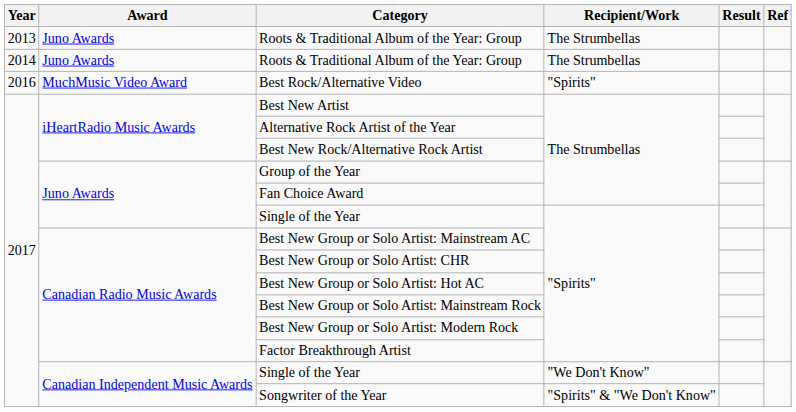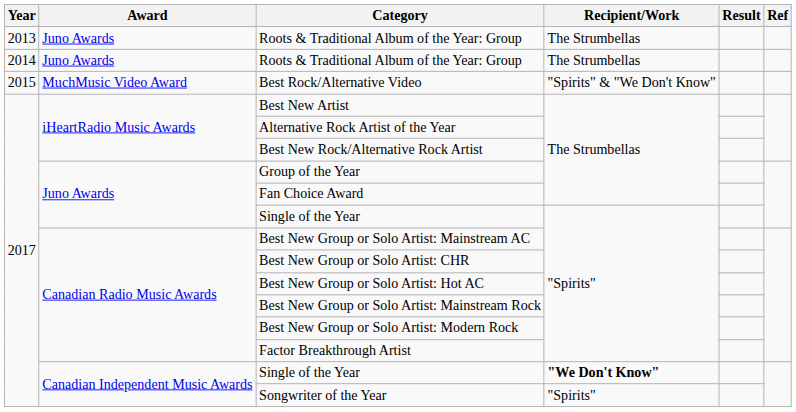(22, 82) 2016 -> (22, 82) 2015
(572, 82) "Spirits" -> (632, 82) "Spirits" & "We Don't Know"
(599, 372) normal -> (603, 372) bold
(632, 395) "Spirits" & "We Don't Know" -> (572, 395) "Spirits"
